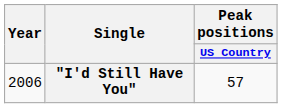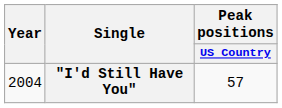(25, 83) 2006 -> (25, 83) 2004
